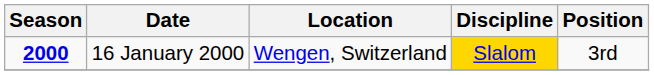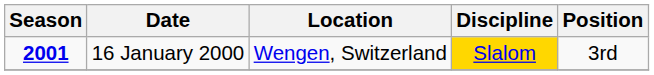(46, 53) 2000 -> (46, 53) 2001
